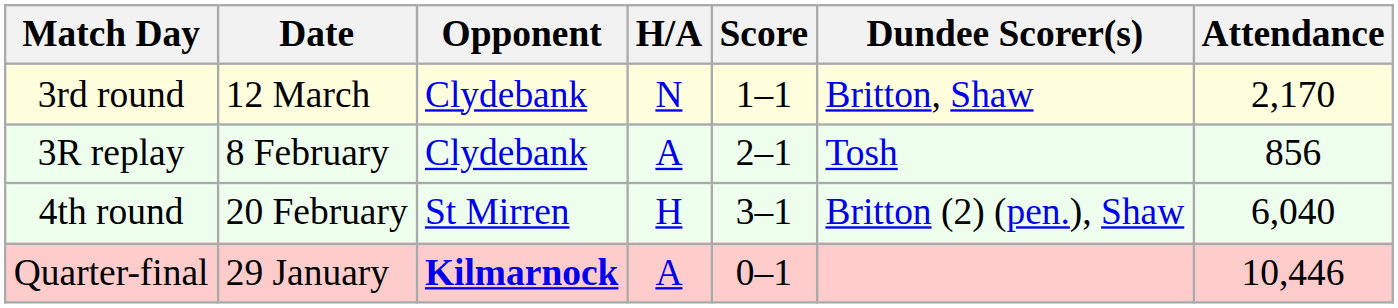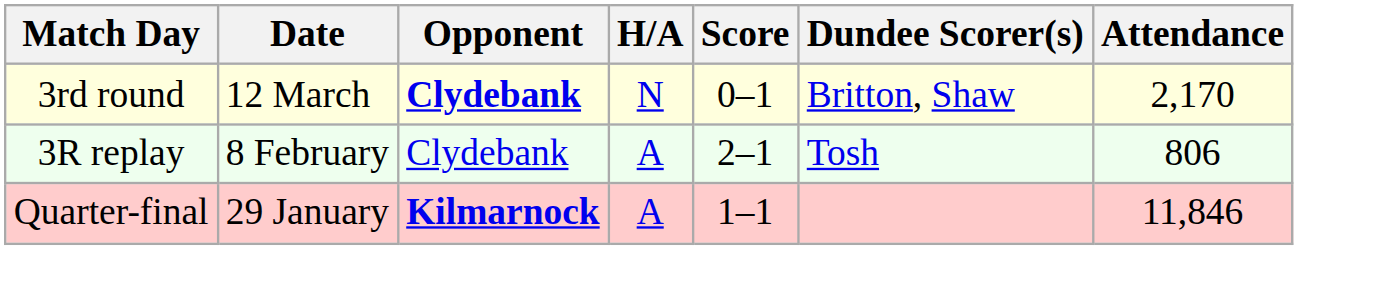(506, 93) normal -> (494, 93) bold
(764, 93) 1–1 -> (745, 93) 0–1
(1293, 152) 856 -> (1193, 152) 806
- row: (111, 212)
(764, 271) 0–1 -> (745, 212) 1–1
(1293, 271) 10,446 -> (1193, 212) 11,846
